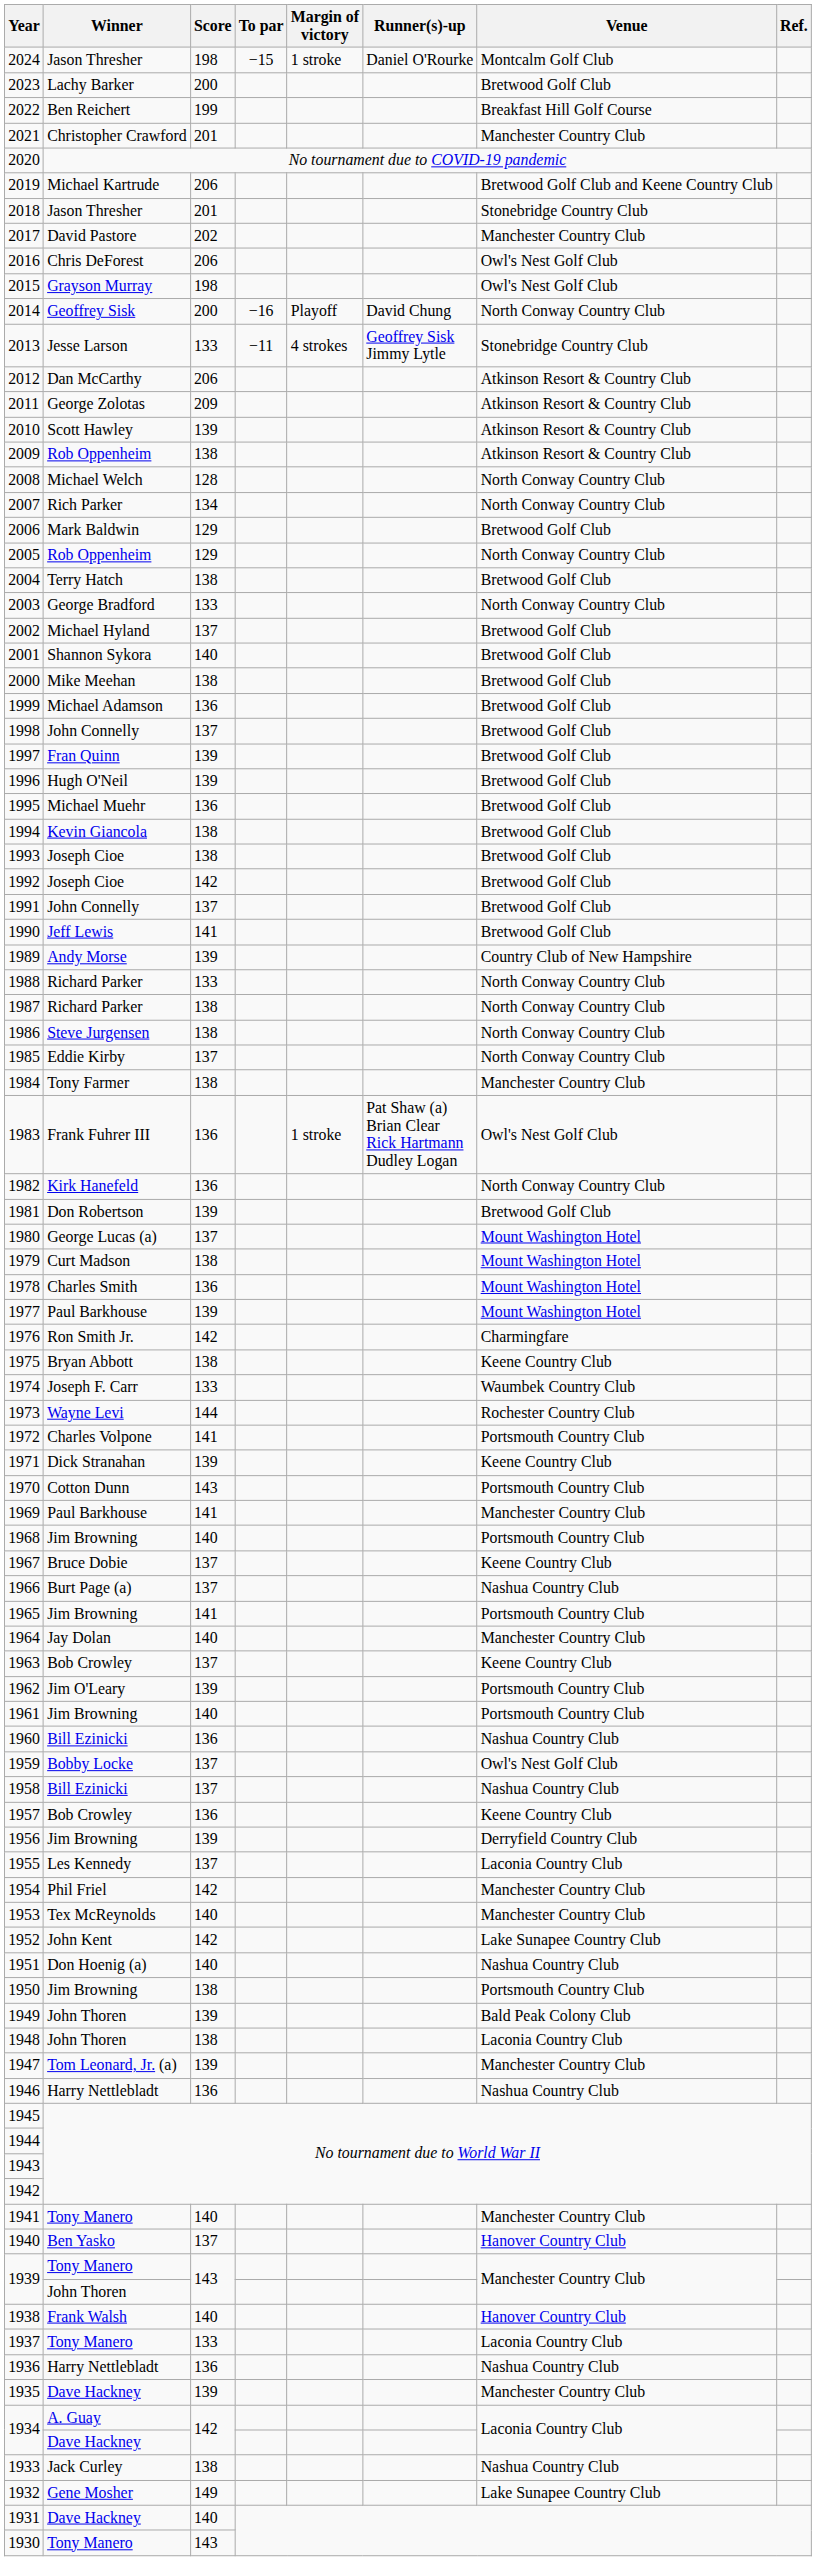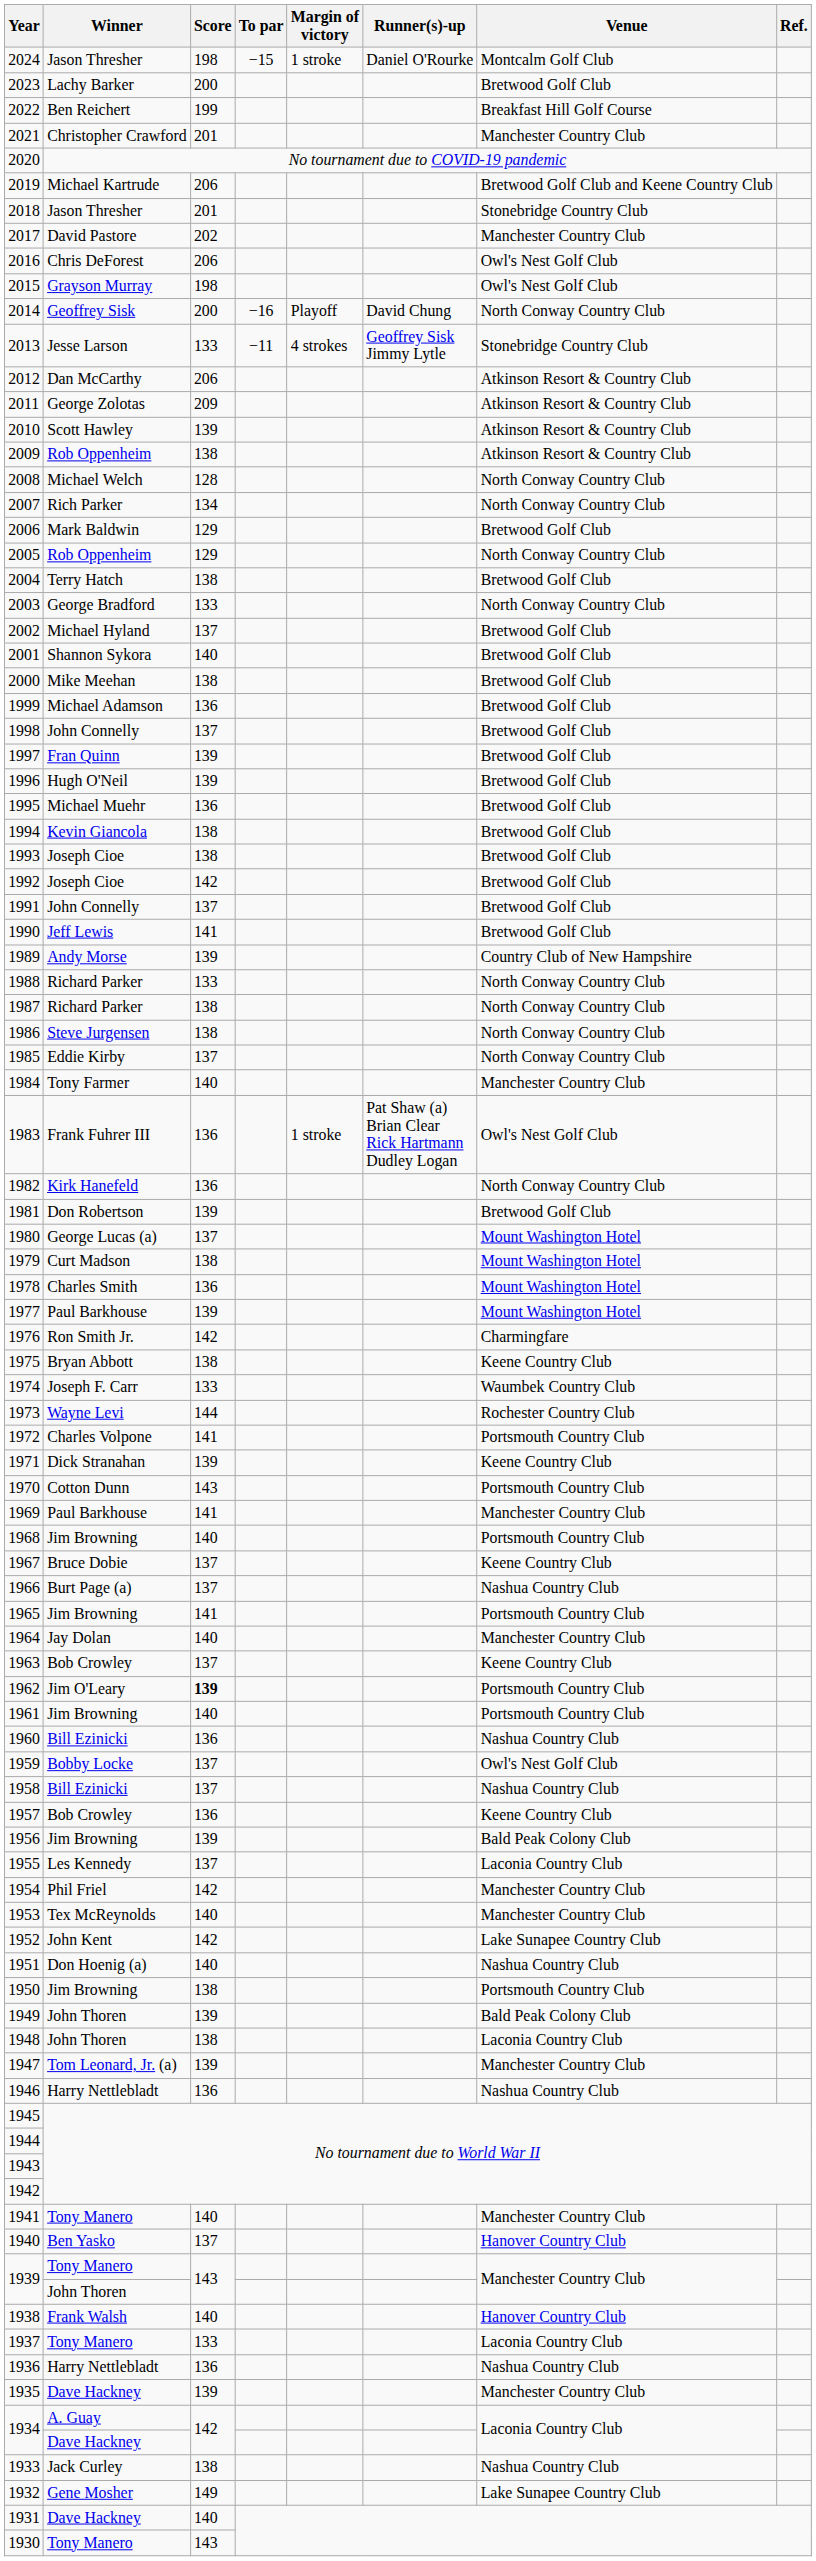(206, 1082) 138 -> (206, 1082) 140
(206, 1688) normal -> (206, 1688) bold
(559, 1839) Derryfield Country Club -> (556, 1839) Bald Peak Colony Club
